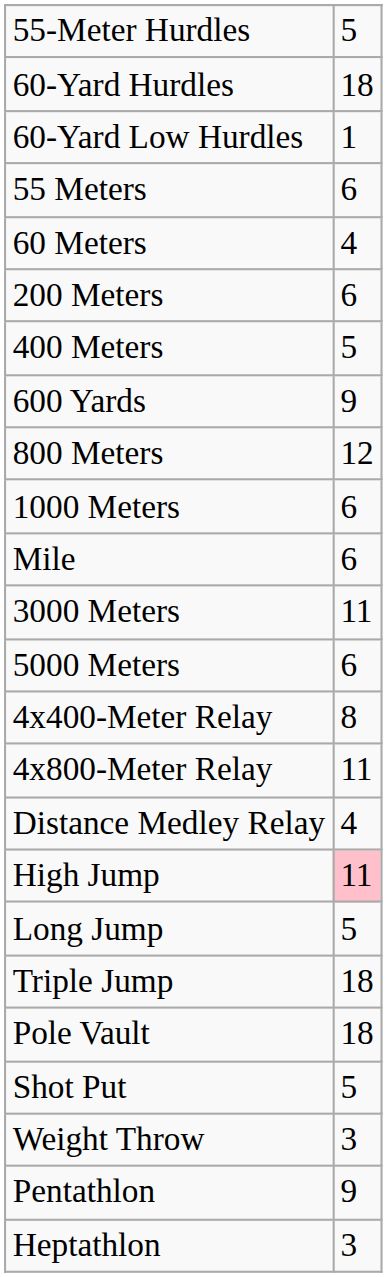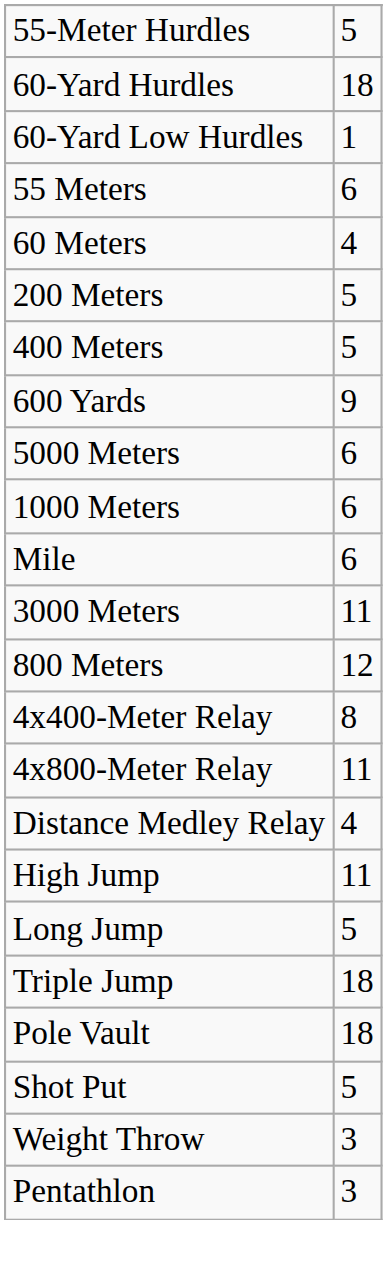(349, 294) 6 -> (349, 294) 5
rows swapped: (88, 453) <-> (96, 664)
(356, 875) pink background -> (356, 875) no background
(349, 1192) 9 -> (349, 1192) 3
- row: (87, 1244)
